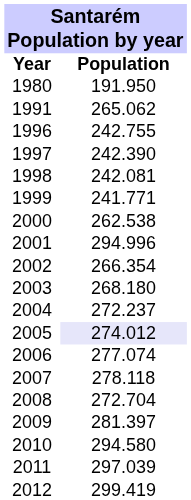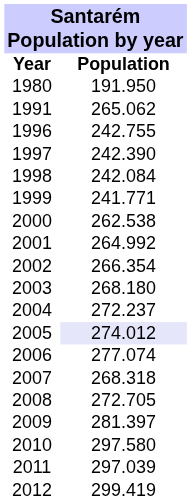(123, 176) 242.081 -> (123, 176) 242.084
(123, 243) 294.996 -> (123, 243) 264.992
(123, 378) 278.118 -> (123, 378) 268.318
(123, 400) 272.704 -> (123, 400) 272.705
(123, 445) 294.580 -> (123, 445) 297.580
